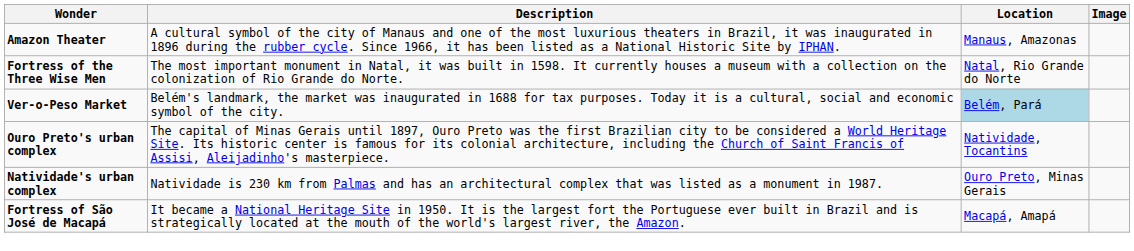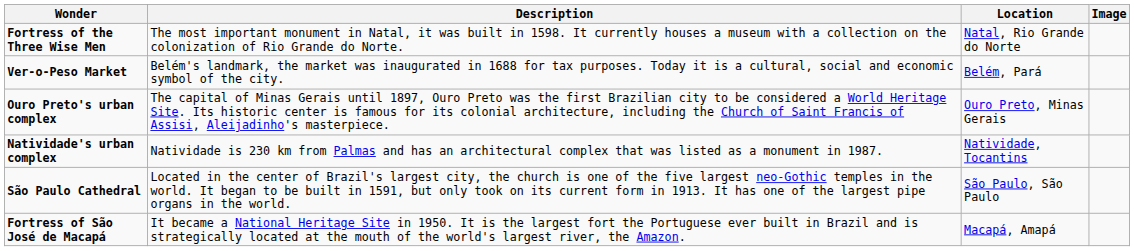- row: (57, 40)
(1003, 105) lightblue background -> (1003, 72) no background
(1003, 144) Natividade, Tocantins -> (1024, 112) Ouro Preto, Minas Gerais
(1024, 184) Ouro Preto, Minas Gerais -> (1003, 151) Natividade, Tocantins
+ row: (74, 190)
